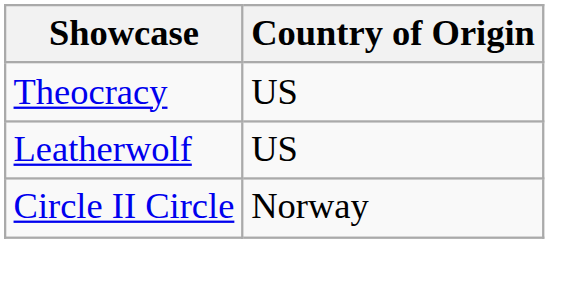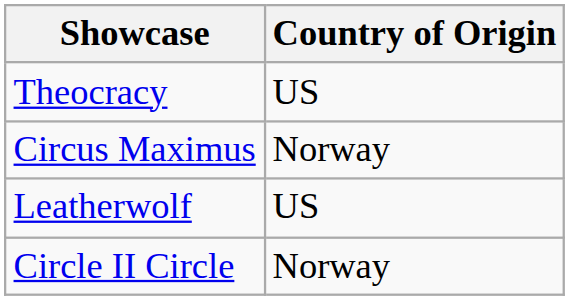+ row: (135, 149)
